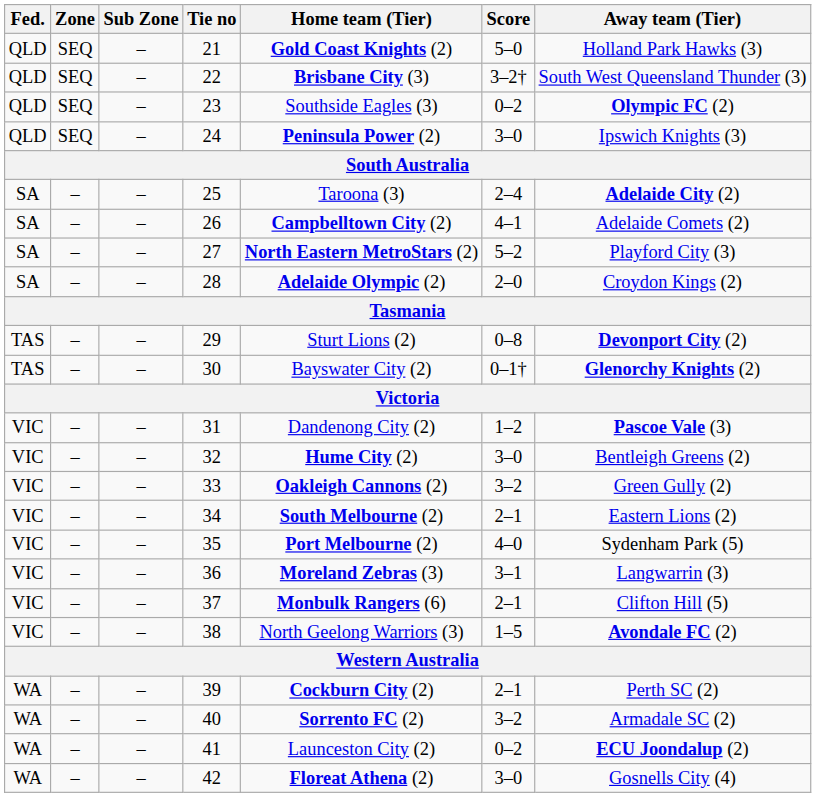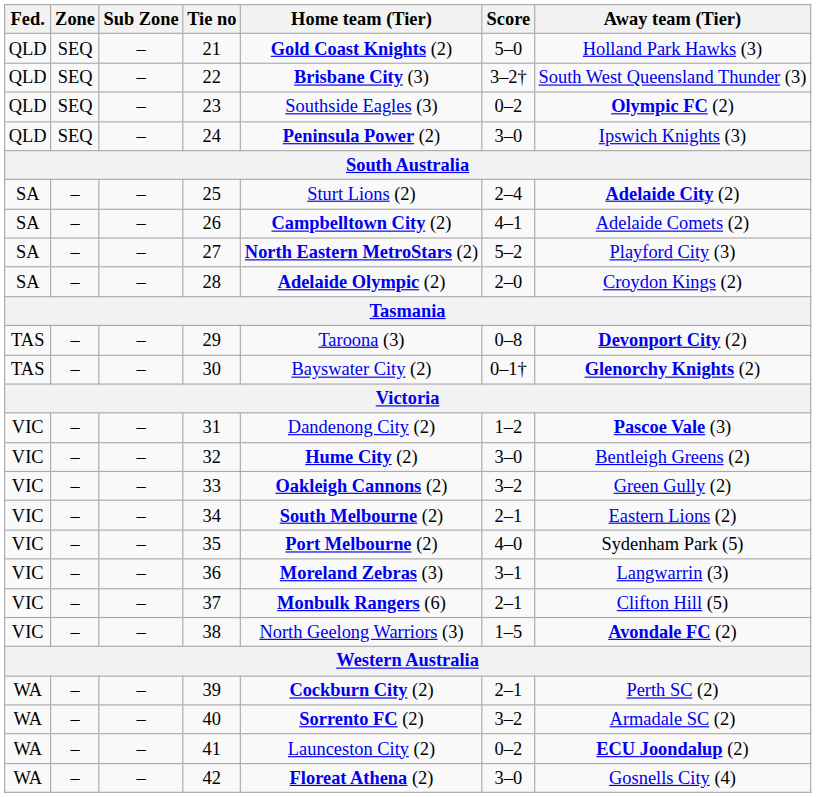(361, 194) Taroona (3) -> (361, 194) Sturt Lions (2)
(361, 340) Sturt Lions (2) -> (361, 340) Taroona (3)
